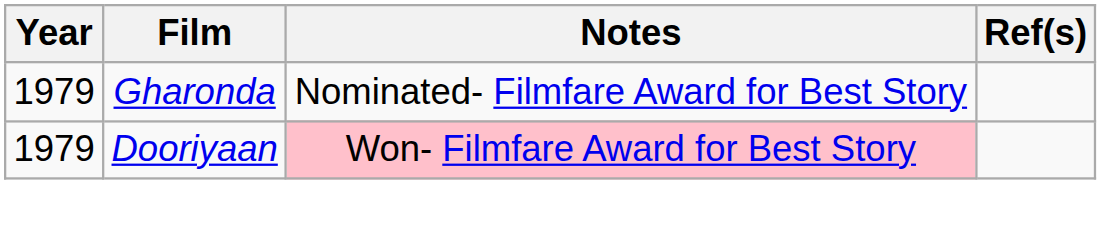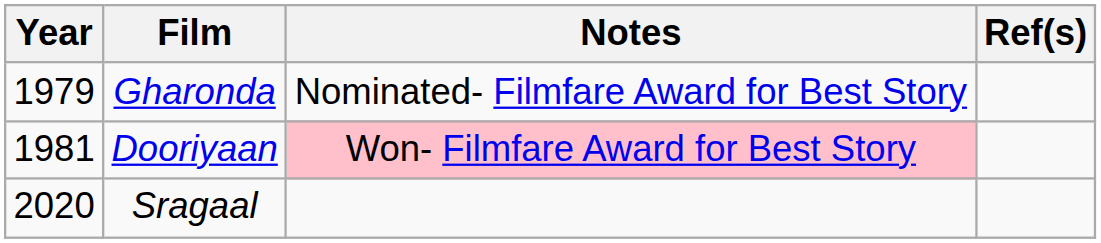(54, 149) 1979 -> (54, 149) 1981
+ row: (195, 206)
